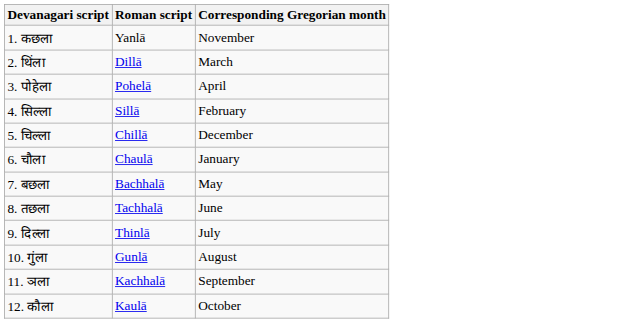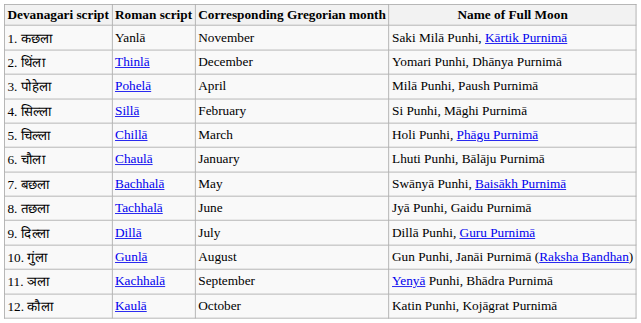+ column: (513, 15)
(128, 62) Dillā -> (132, 62) Thinlā
(216, 62) March -> (226, 62) December
(226, 135) December -> (216, 135) March
(132, 232) Thinlā -> (128, 232) Dillā
